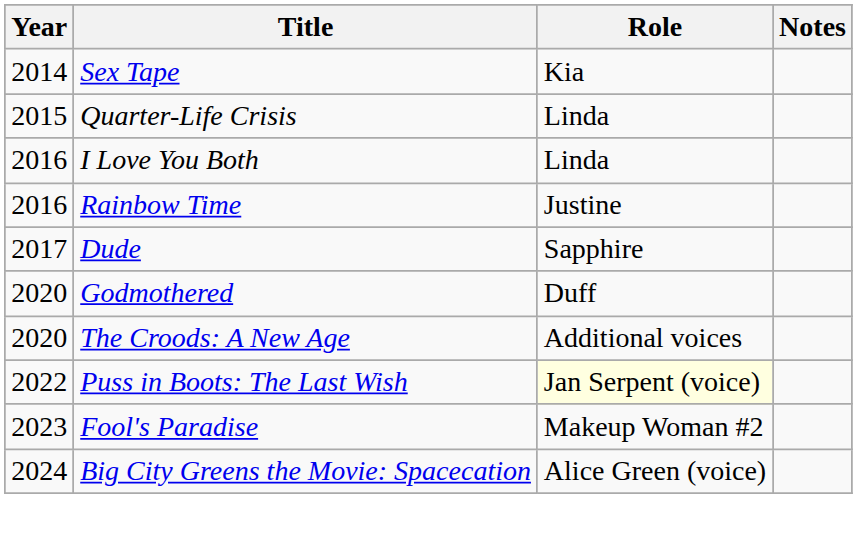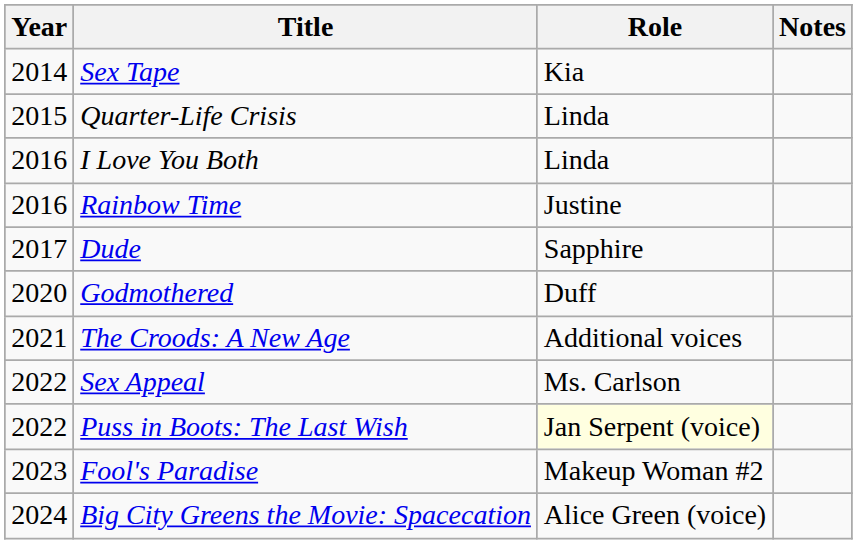(39, 337) 2020 -> (39, 337) 2021
+ row: (143, 381)
